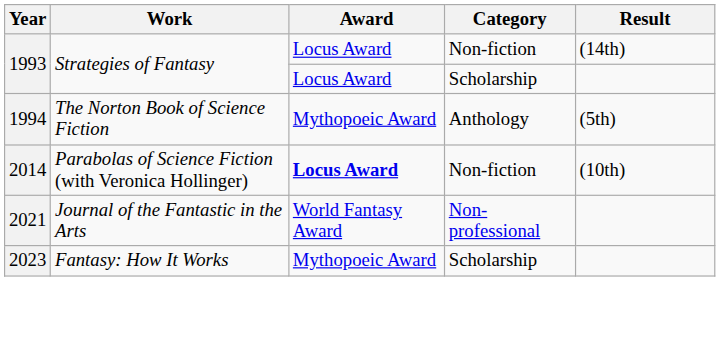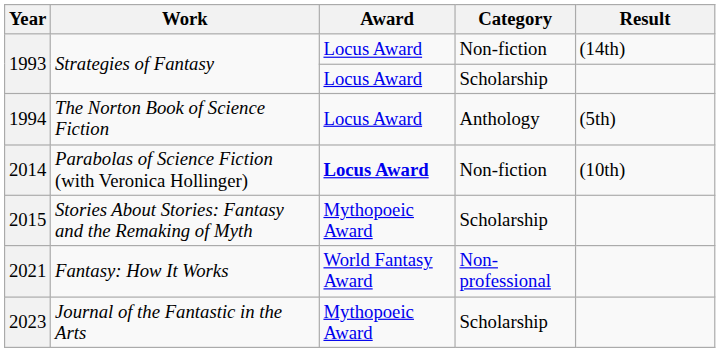(365, 118) Mythopoeic Award -> (373, 118) Locus Award
+ row: (28, 220)
(169, 220) Journal of the Fantastic in the Arts -> (142, 271) Fantasy: How It Works
(142, 260) Fantasy: How It Works -> (169, 321) Journal of the Fantastic in the Arts
